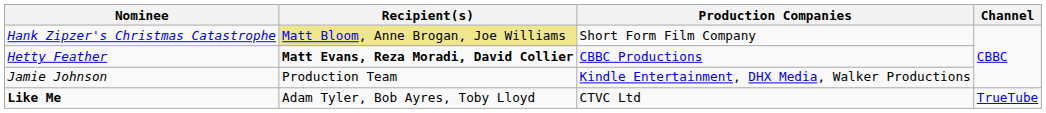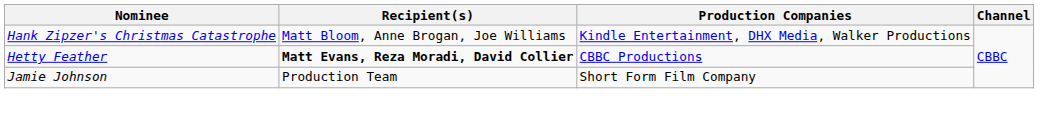(424, 36) khaki background -> (424, 36) no background
(668, 36) Short Form Film Company -> (775, 36) Kindle Entertainment, DHX Media, Walker Productions
(775, 77) Kindle Entertainment, DHX Media, Walker Productions -> (668, 77) Short Form Film Company
- row: (34, 98)
